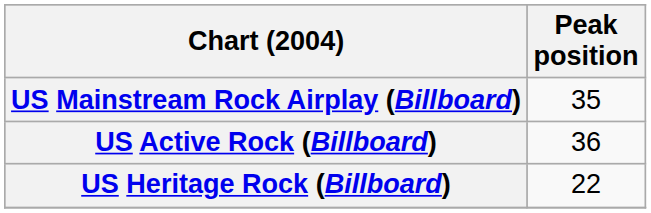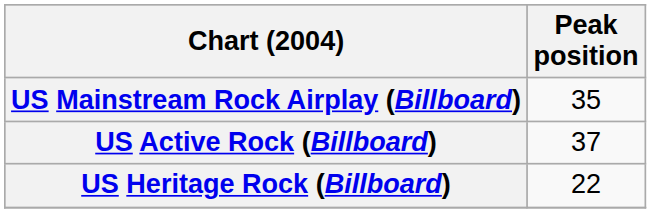(586, 142) 36 -> (586, 142) 37
